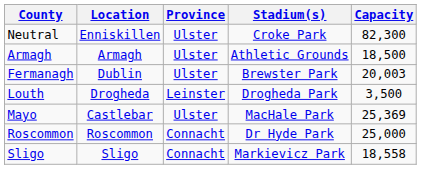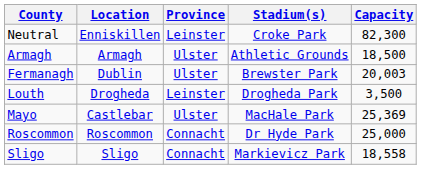(196, 34) Ulster -> (196, 34) Leinster
